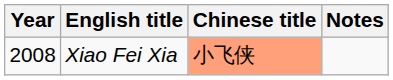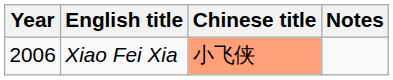(33, 55) 2008 -> (33, 55) 2006
